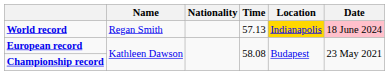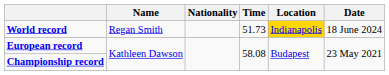(254, 29) 57.13 -> (254, 29) 51.73
(354, 29) pink background -> (354, 29) no background
